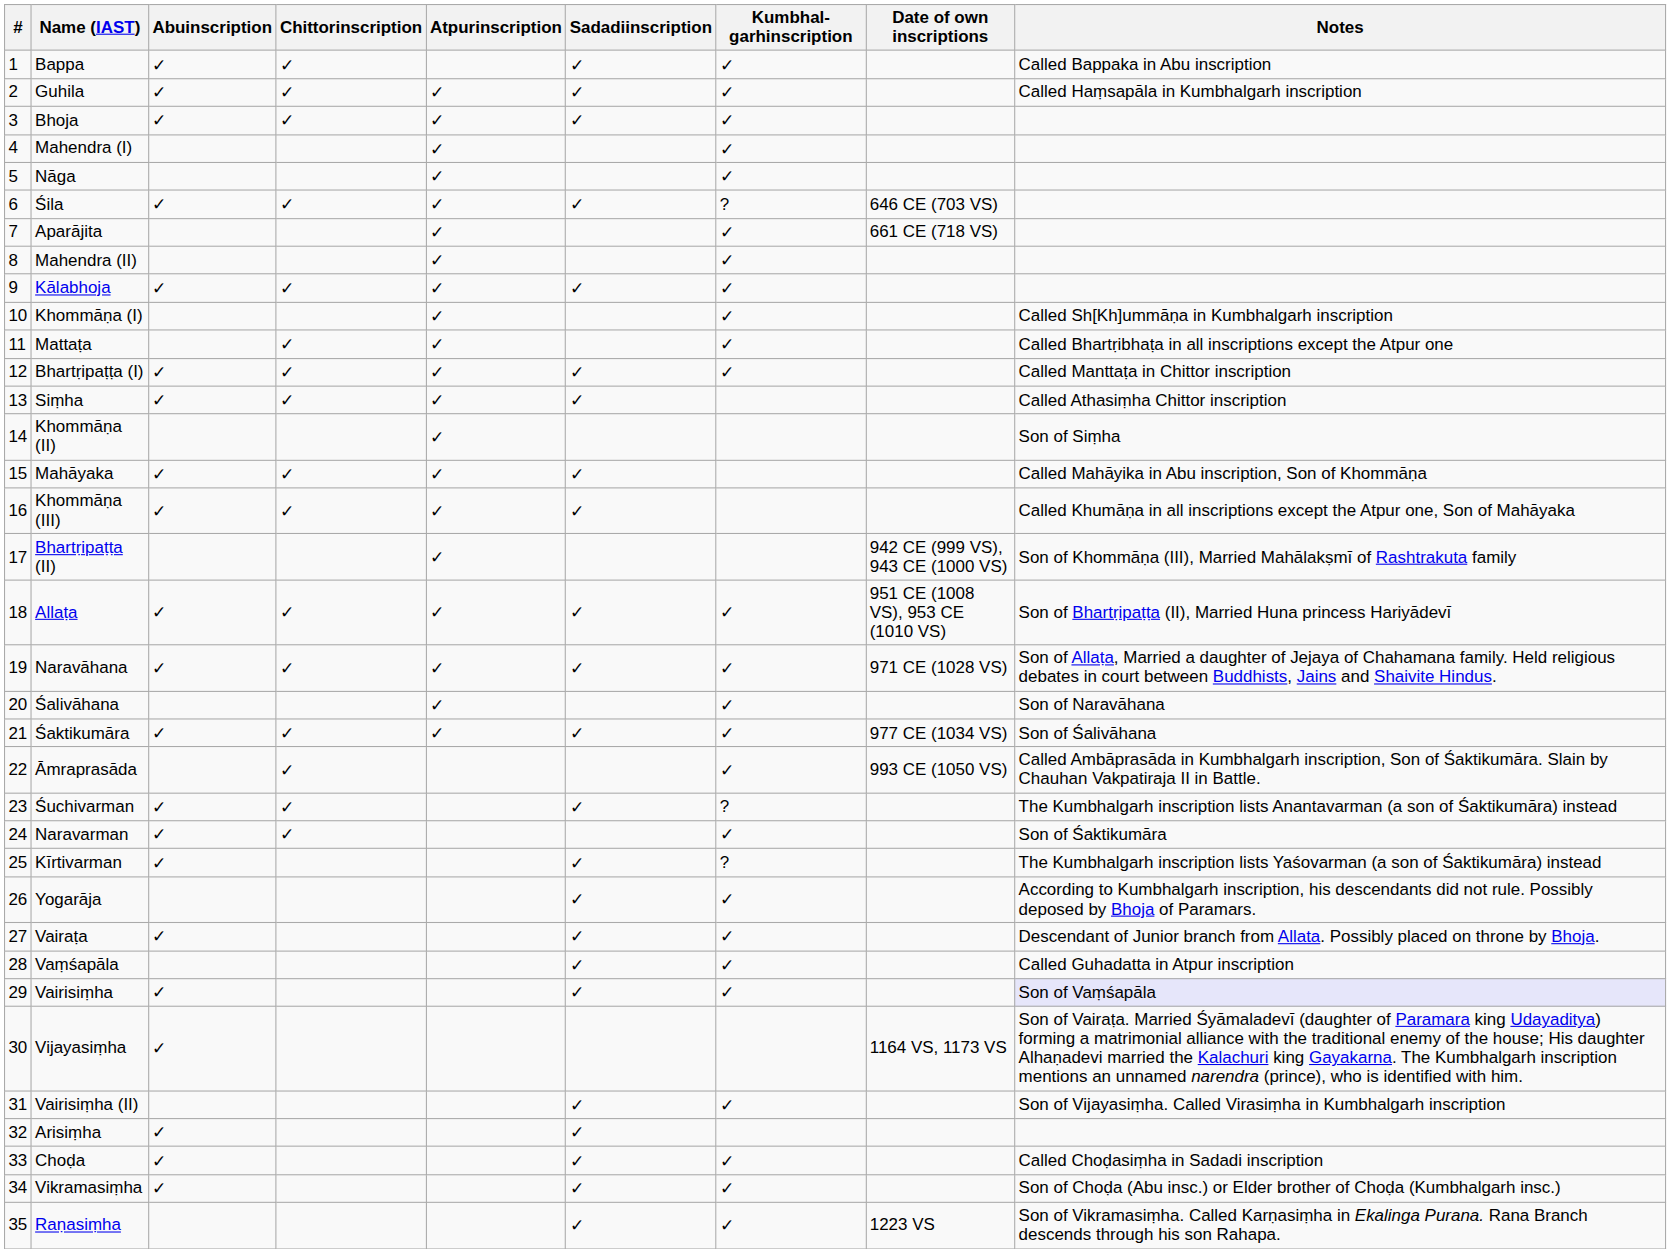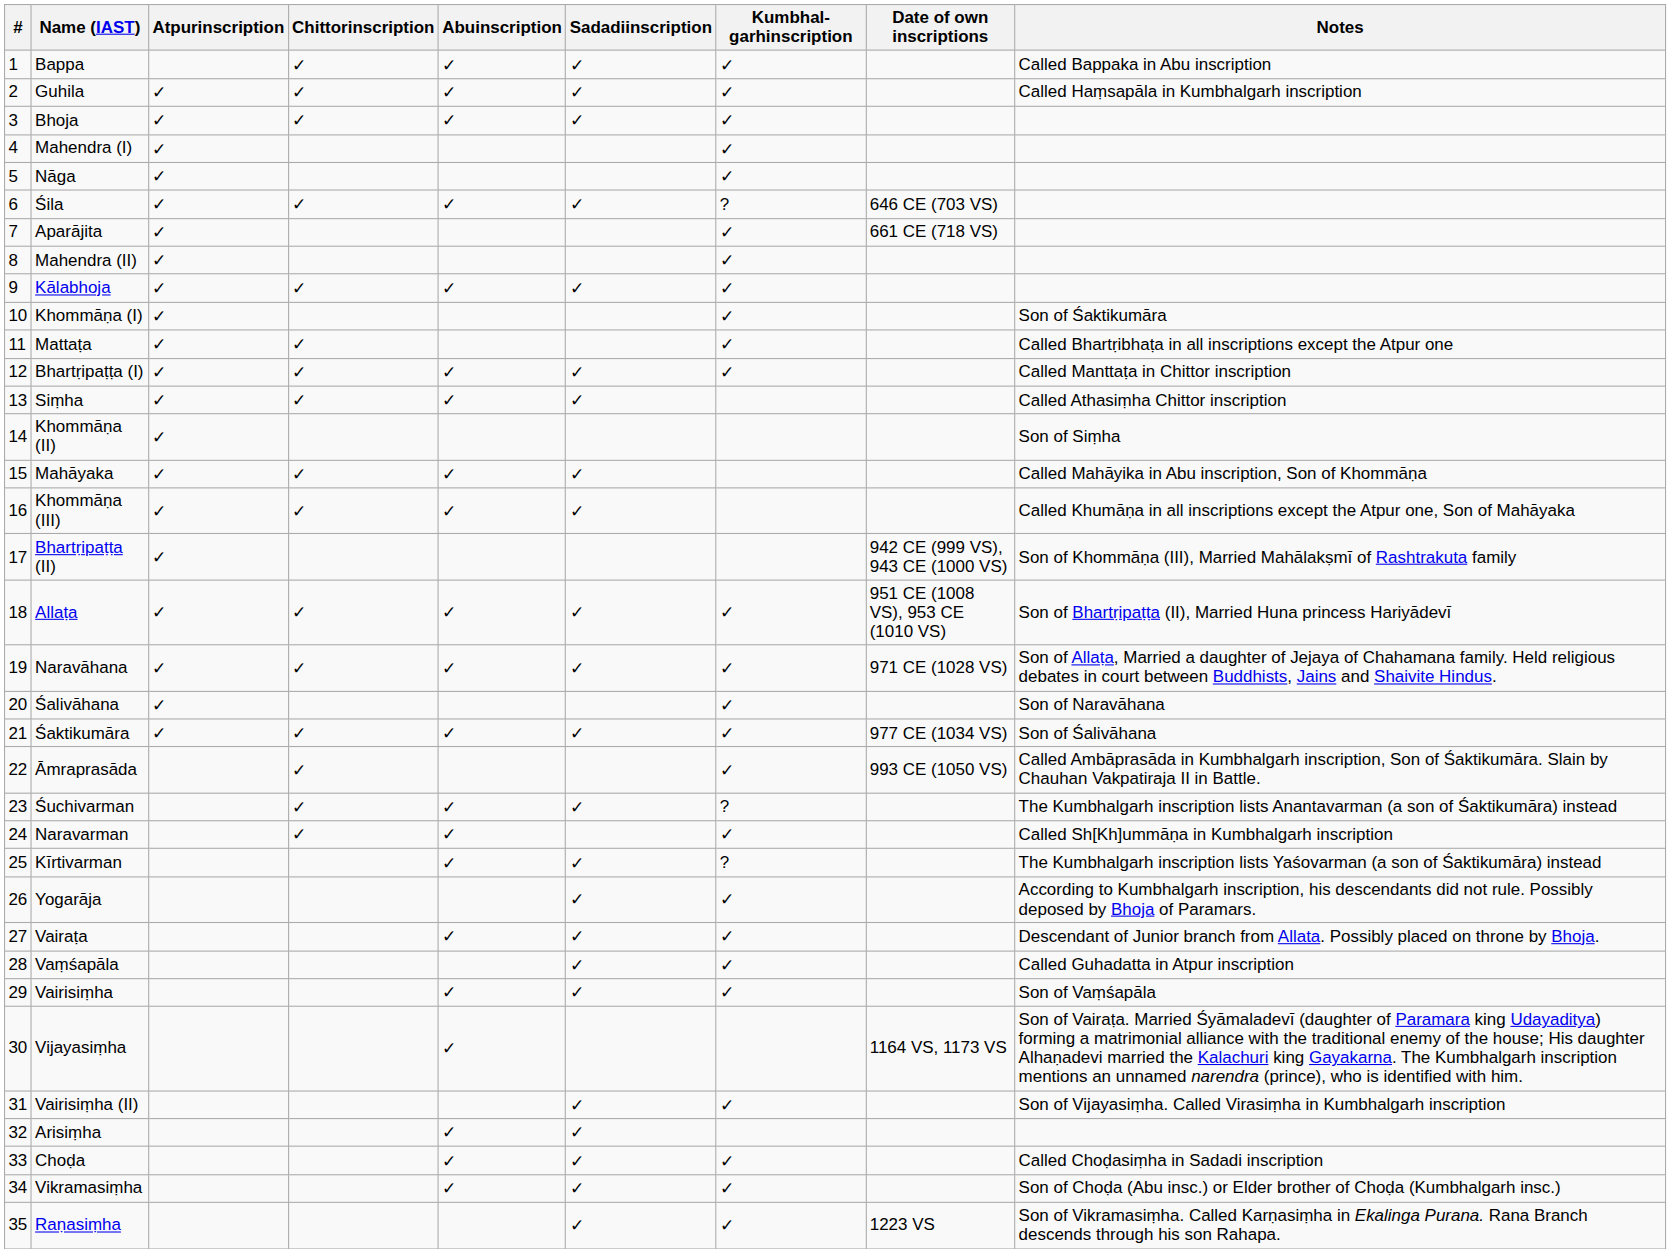columns swapped: (496, 27) <-> (212, 27)
(1206, 316) Called Sh[Kh]ummāṇa in Kumbhalgarh inscription -> (1093, 316) Son of Śaktikumāra
(1093, 834) Son of Śaktikumāra -> (1206, 834) Called Sh[Kh]ummāṇa in Kumbhalgarh inscription
(1087, 992) lavender background -> (1087, 992) no background
